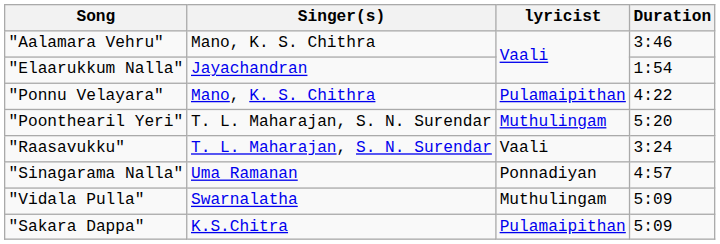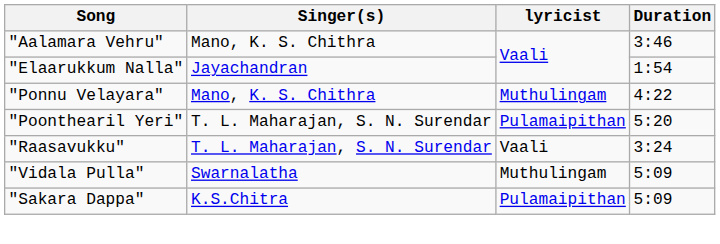(563, 96) Pulamaipithan -> (553, 96) Muthulingam
(553, 123) Muthulingam -> (563, 123) Pulamaipithan
- row: (96, 175)
